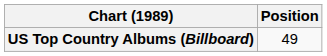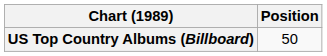(290, 39) 49 -> (290, 39) 50
